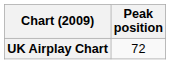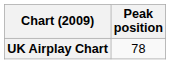(138, 48) 72 -> (138, 48) 78
